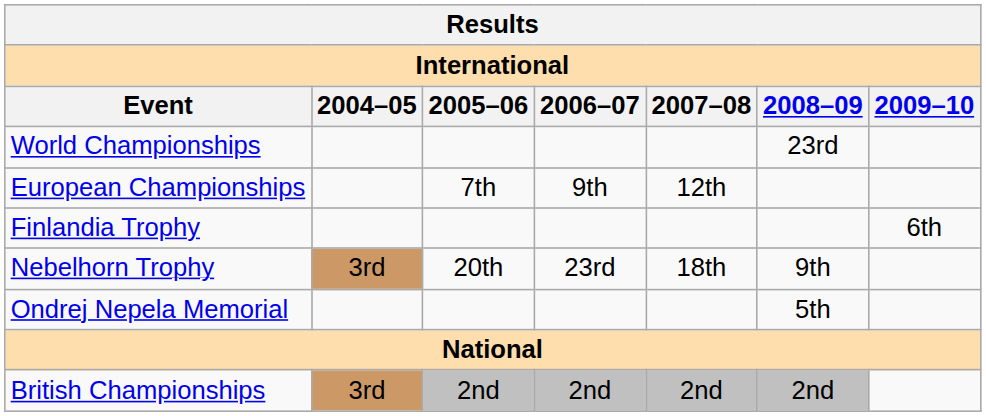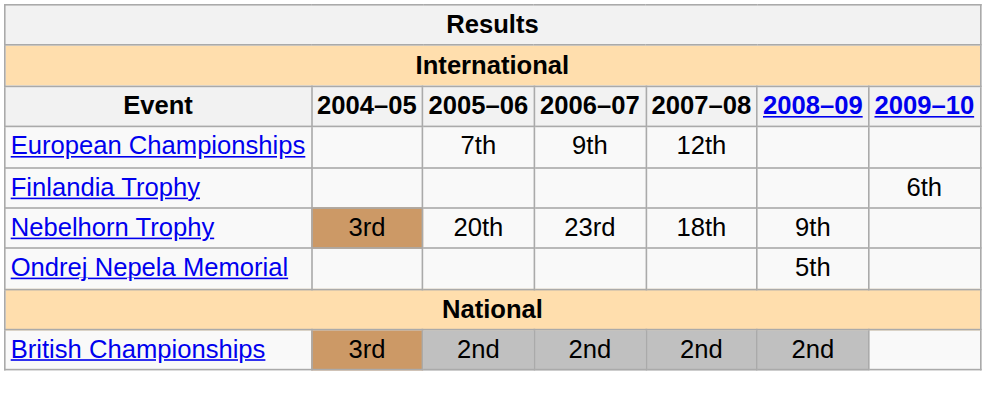- row: (136, 146)
